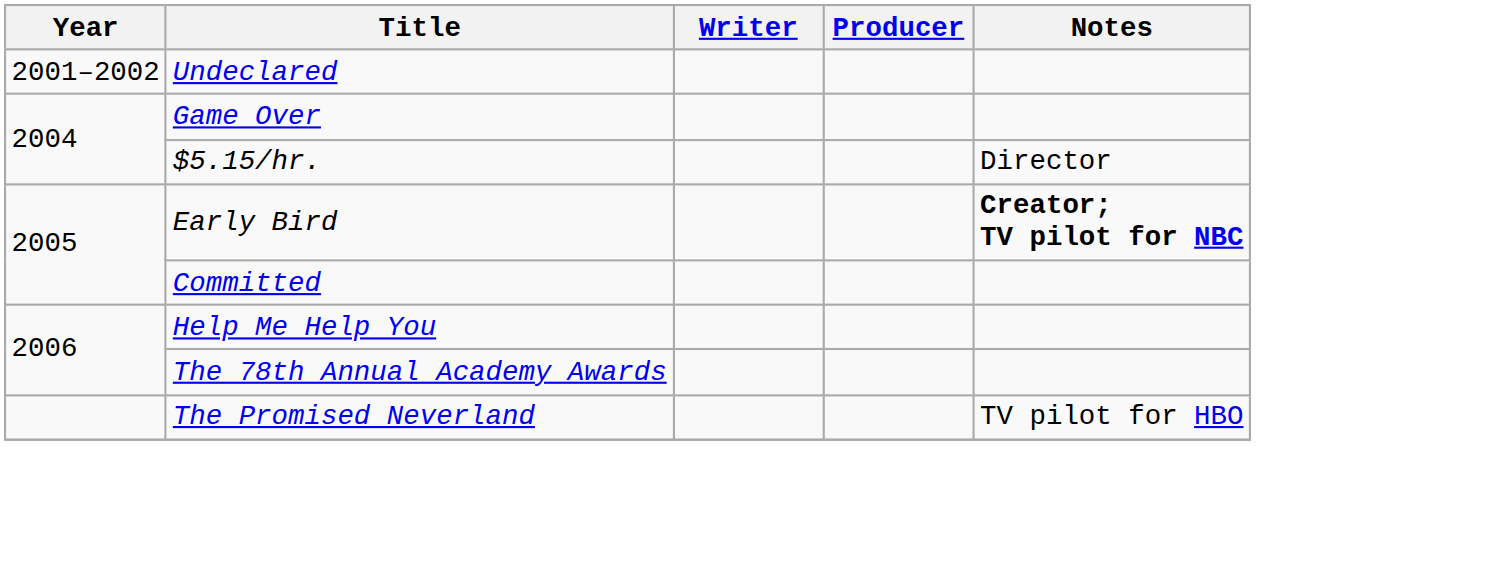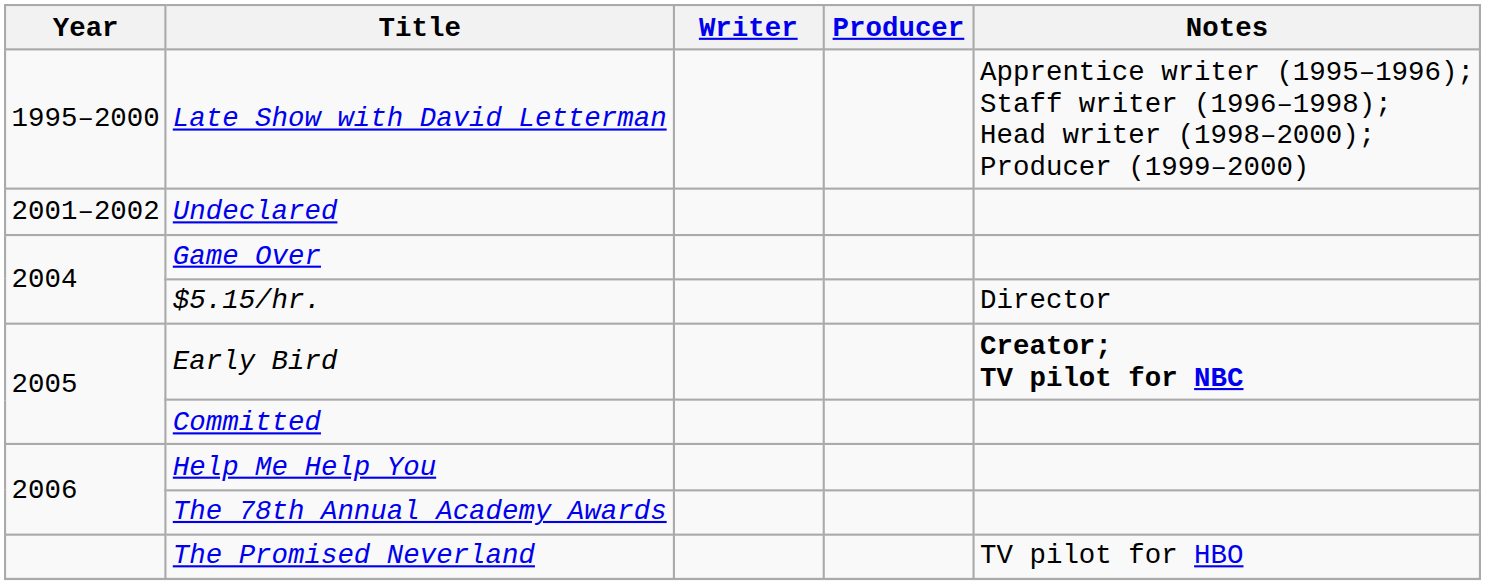+ row: (420, 120)
